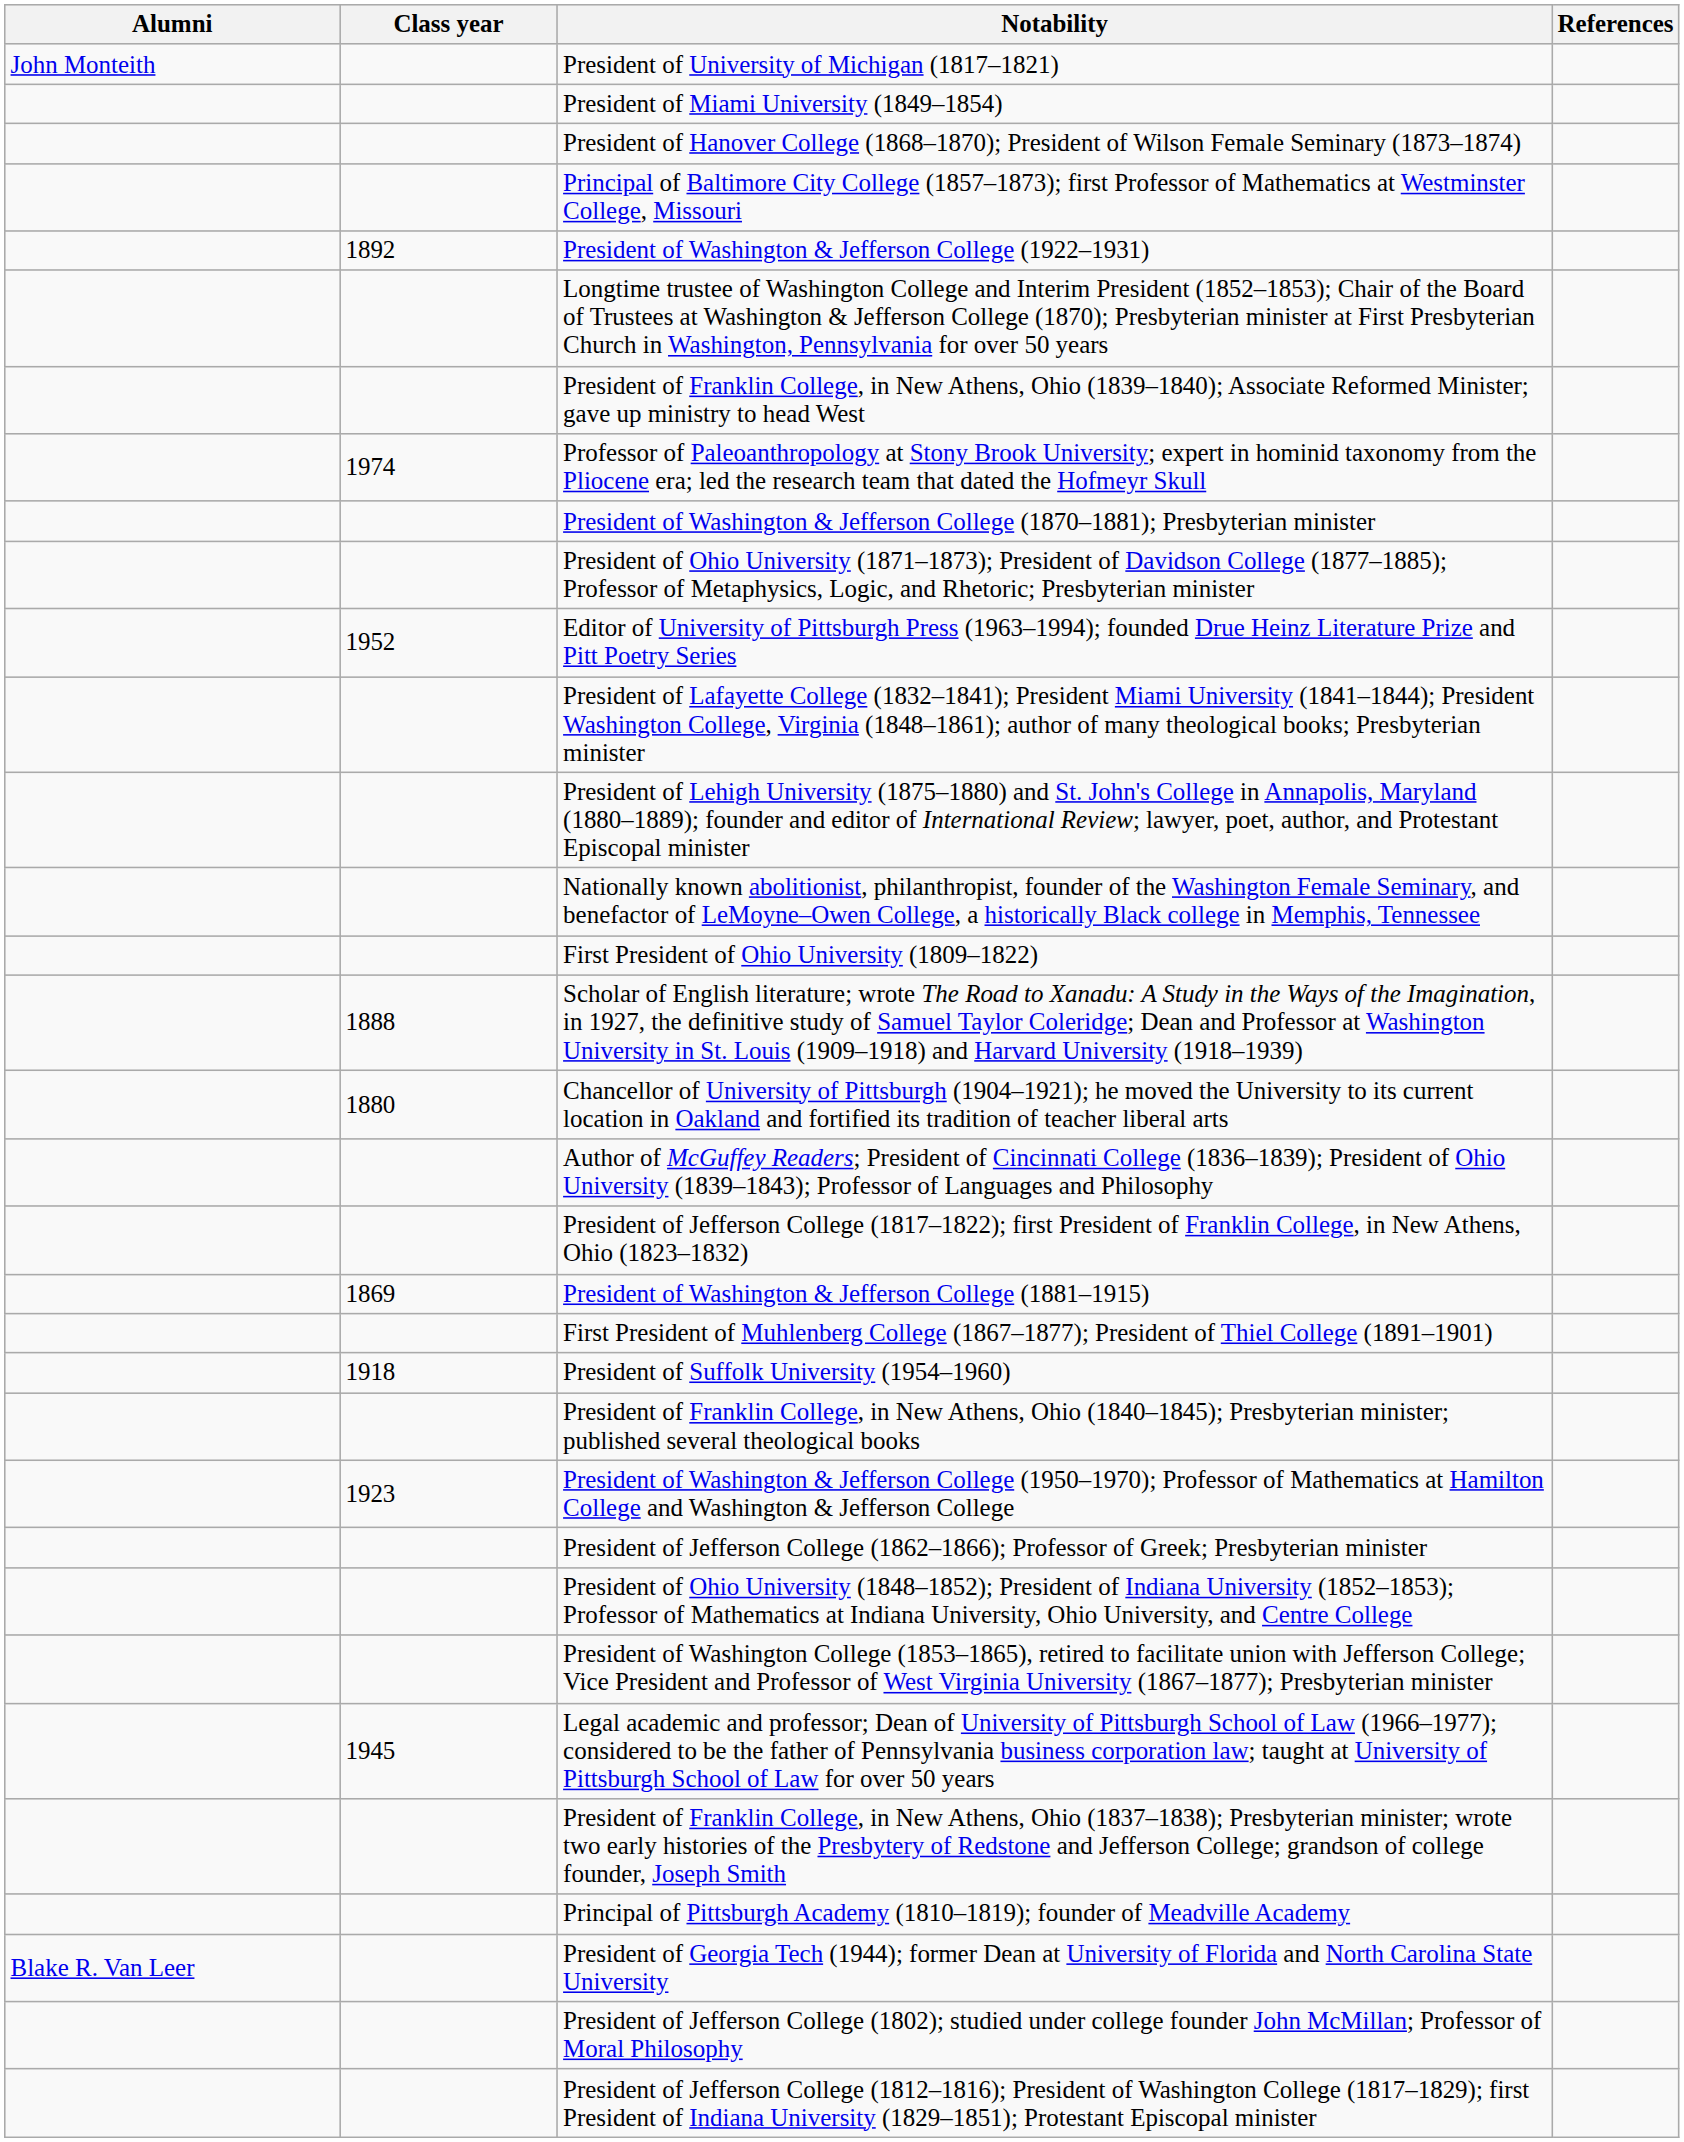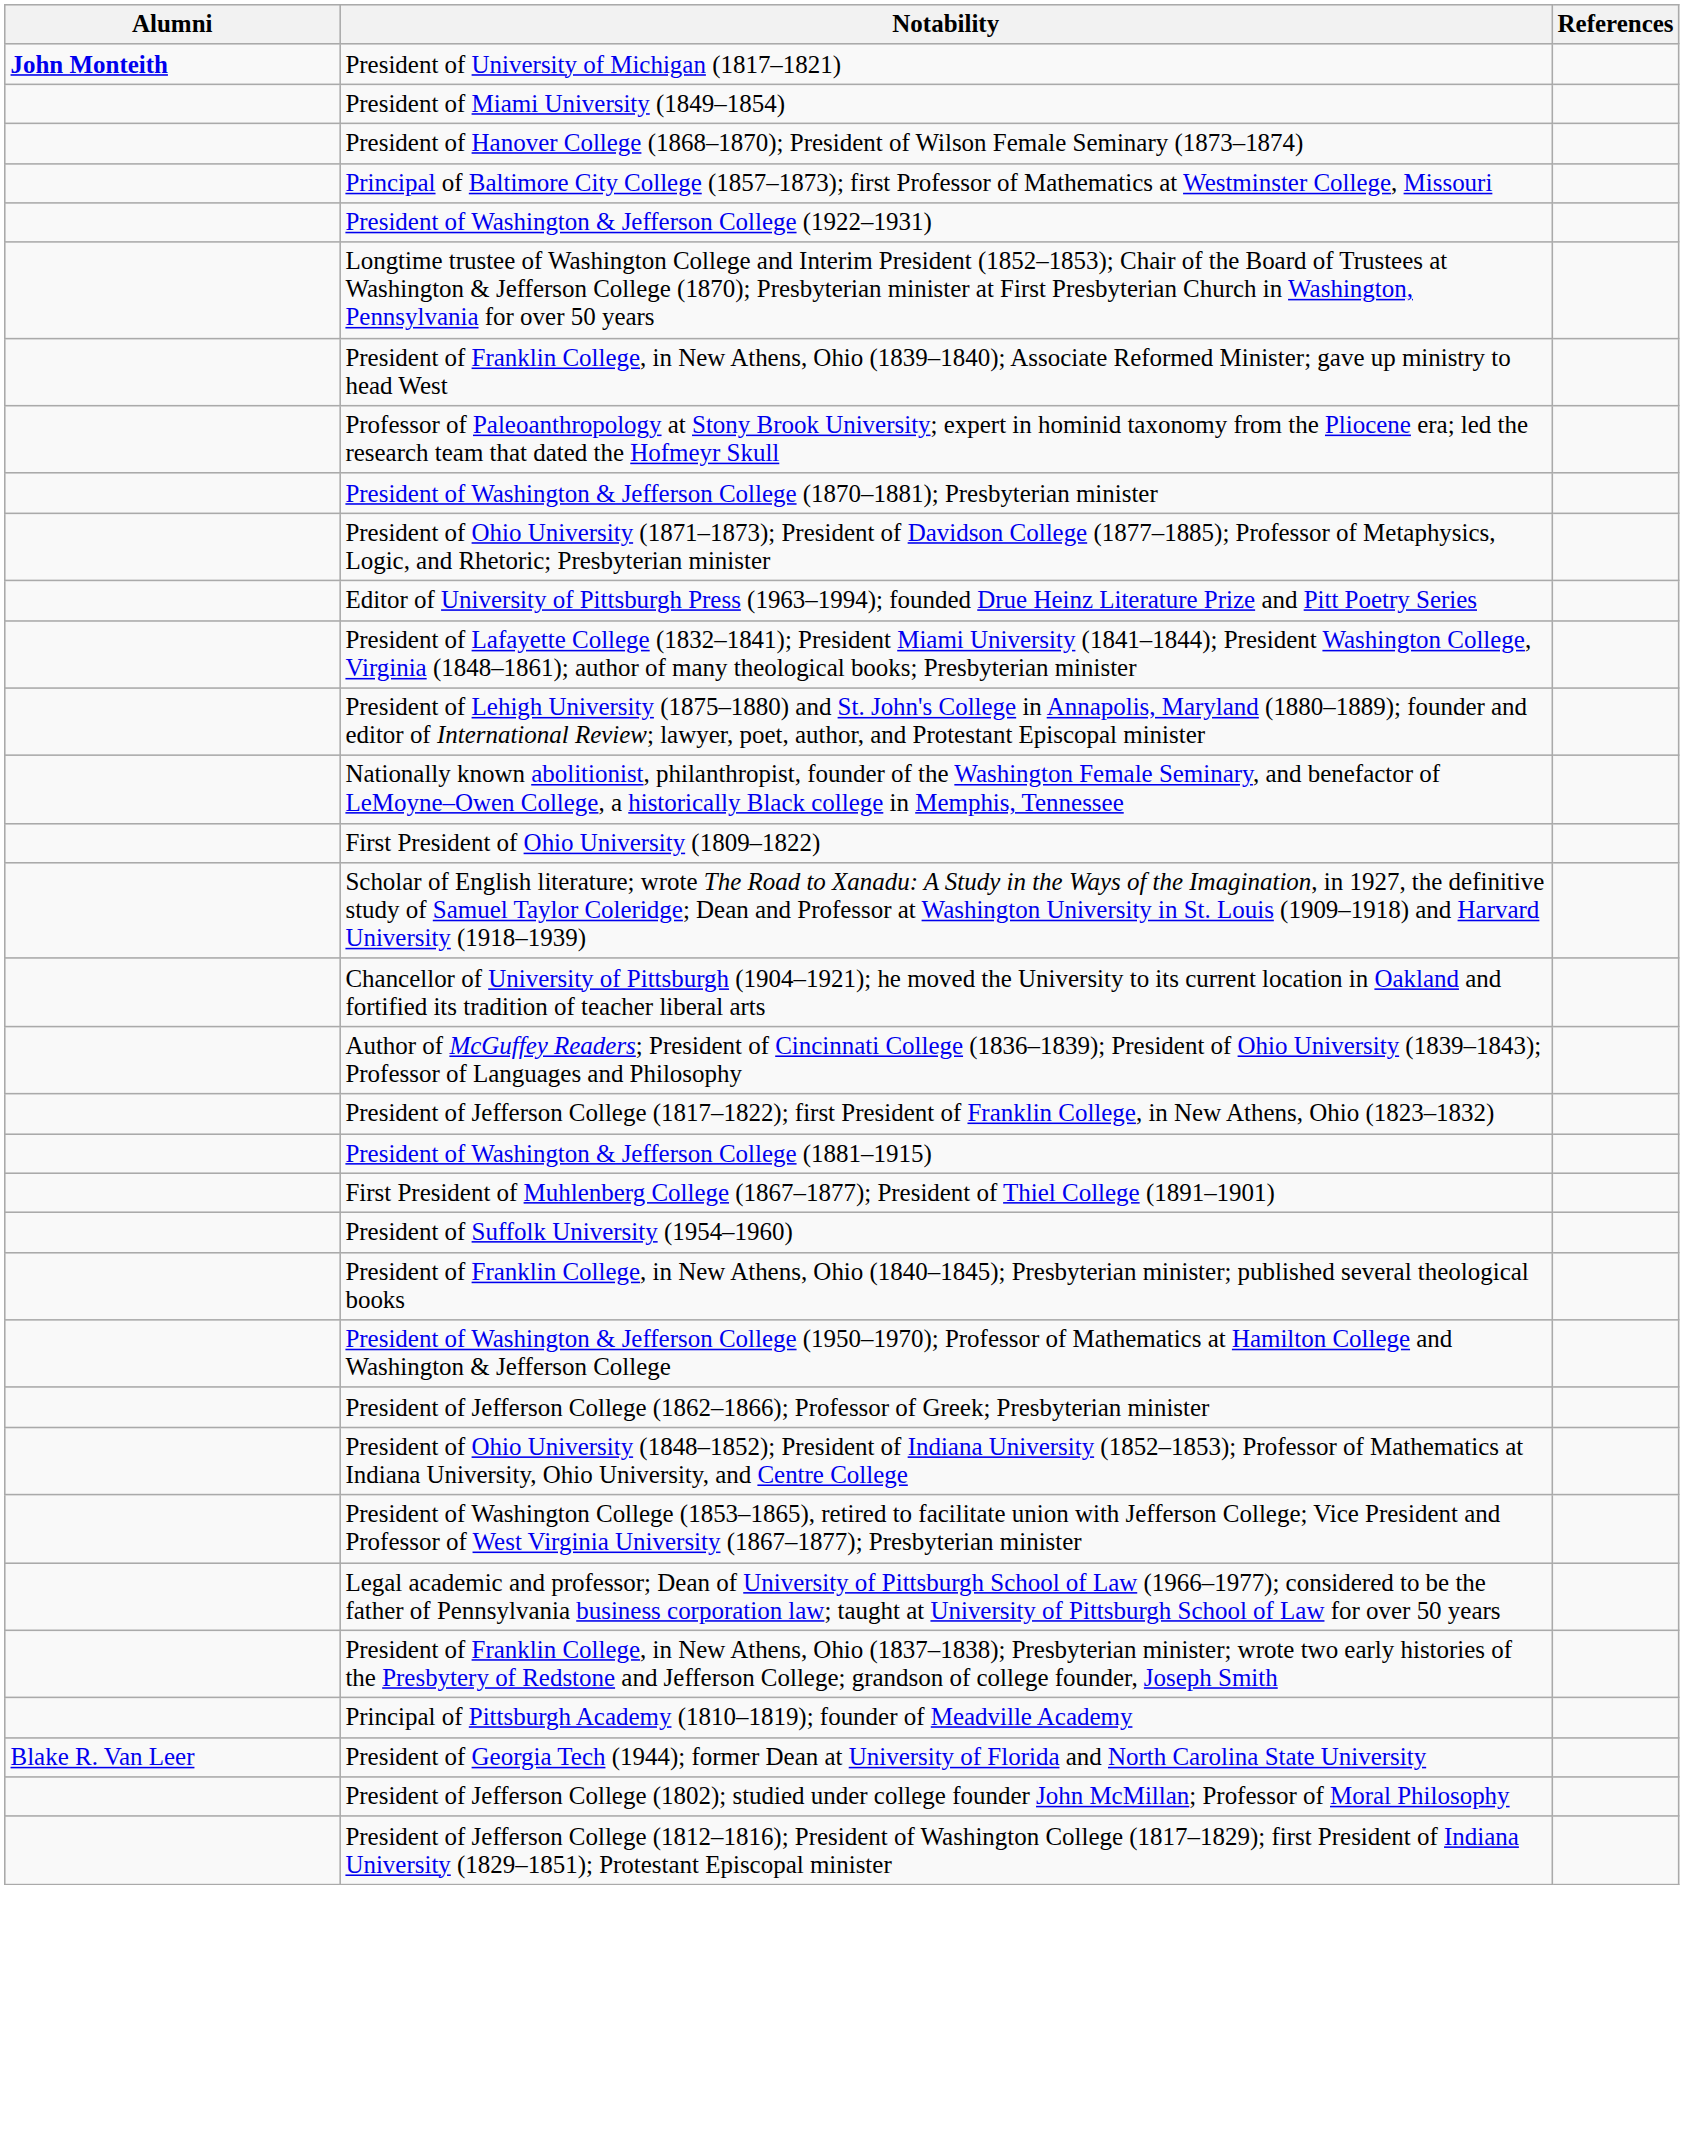- column: (449, 24)
(83, 63) normal -> (89, 63) bold
